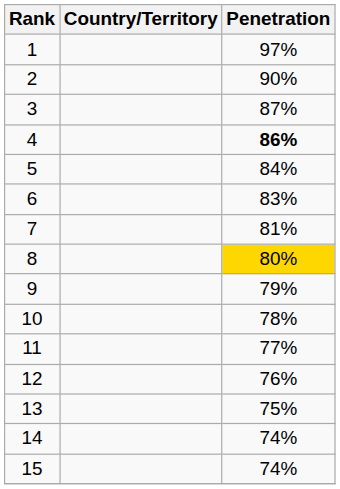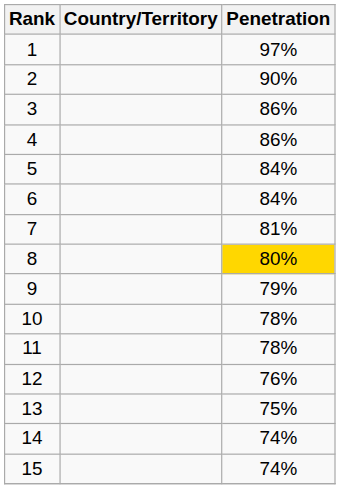(278, 109) 87% -> (278, 109) 86%
(278, 139) bold -> (278, 139) normal
(278, 199) 83% -> (278, 199) 84%
(278, 348) 77% -> (278, 348) 78%
